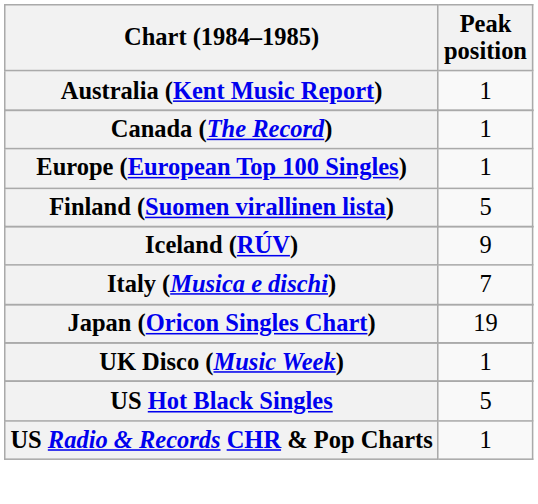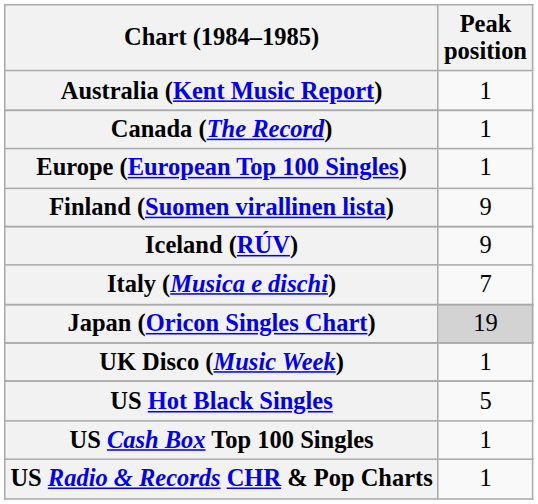(485, 206) 5 -> (485, 206) 9
(485, 323) no background -> (485, 323) lightgrey background
+ row: (222, 439)
